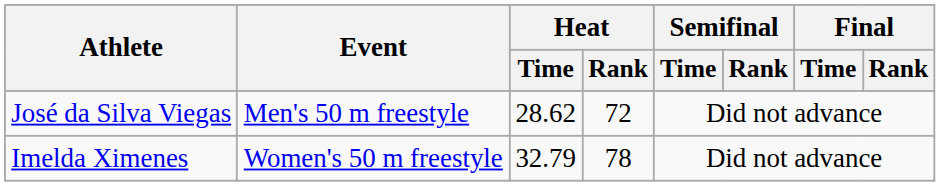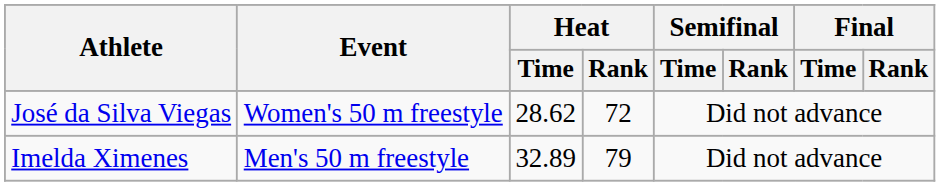(356, 113) Men's 50 m freestyle -> (373, 113) Women's 50 m freestyle
(373, 157) Women's 50 m freestyle -> (356, 157) Men's 50 m freestyle
(546, 157) 32.79 -> (546, 157) 32.89
(618, 157) 78 -> (618, 157) 79
